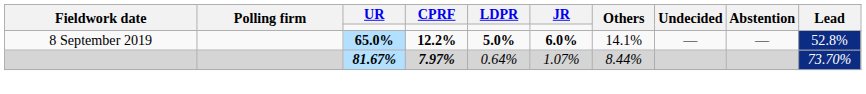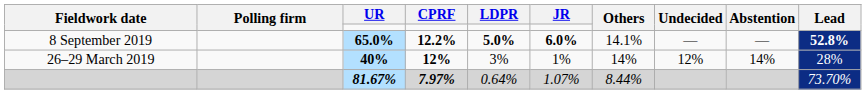(830, 40) normal -> (830, 40) bold
+ row: (101, 60)
